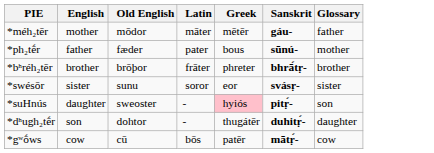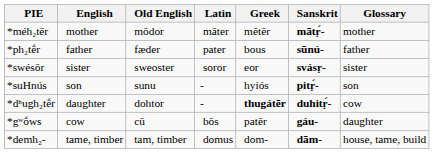(279, 31) gáu- -> (308, 31) mātṛ́-
(330, 31) father -> (359, 31) mother
(333, 49) mother -> (356, 49) father
- row: (30, 67)
(124, 85) sunu -> (151, 67) sweoster
(83, 103) daughter -> (71, 85) son
(134, 103) sweoster -> (142, 85) sunu
(232, 103) pink background -> (254, 85) no background
(71, 121) son -> (83, 103) daughter
(238, 121) normal -> (262, 103) bold
(337, 121) daughter -> (352, 103) cow
(282, 139) mātṛ́- -> (305, 121) gáu-
(327, 139) cow -> (363, 121) daughter
+ row: (26, 139)
